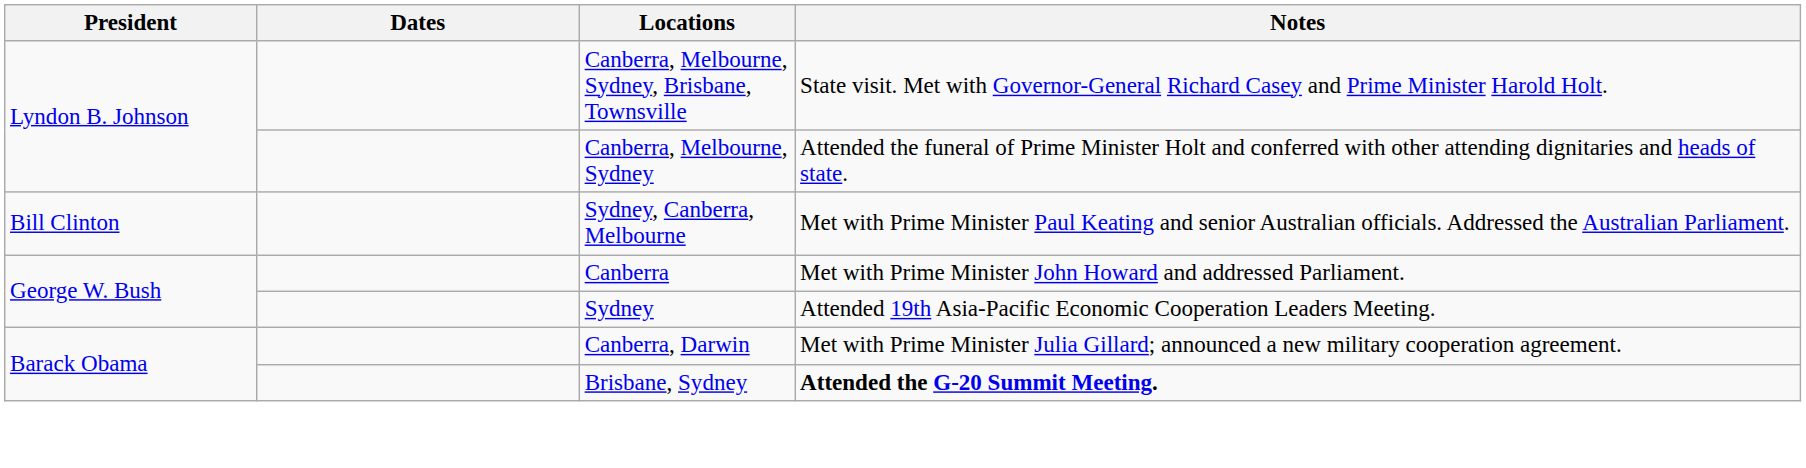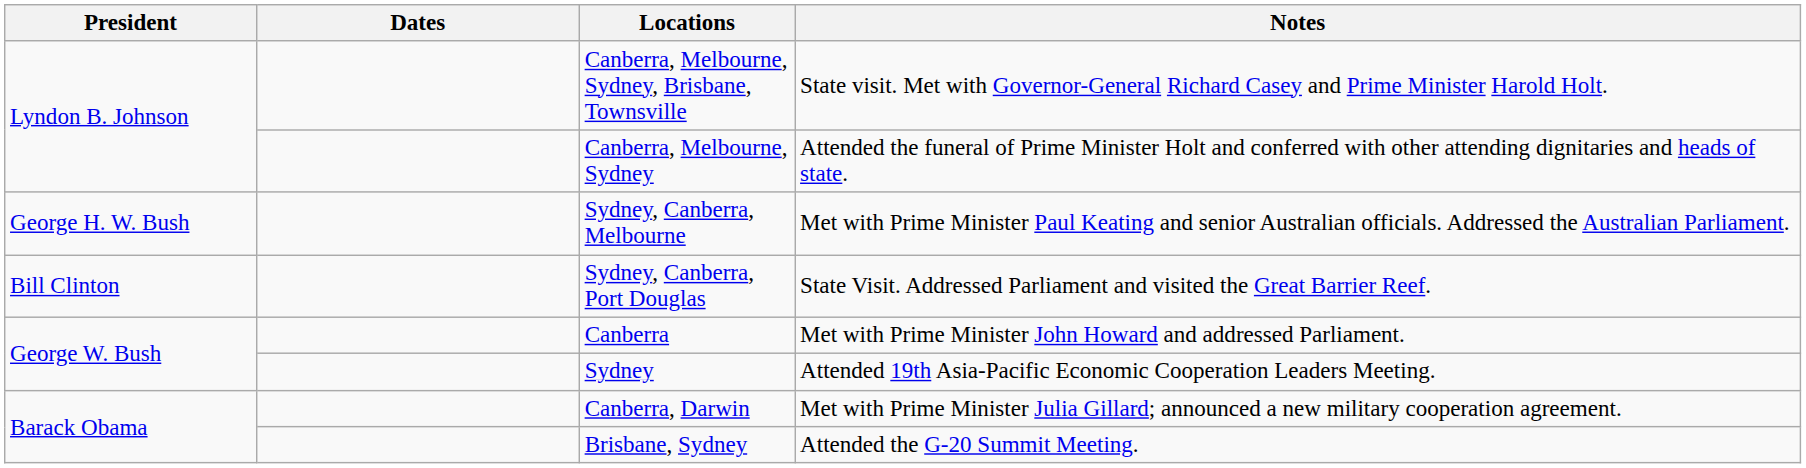(65, 223) Bill Clinton -> (100, 223) George H. W. Bush
+ row: (669, 285)
(979, 382) bold -> (969, 444) normal
